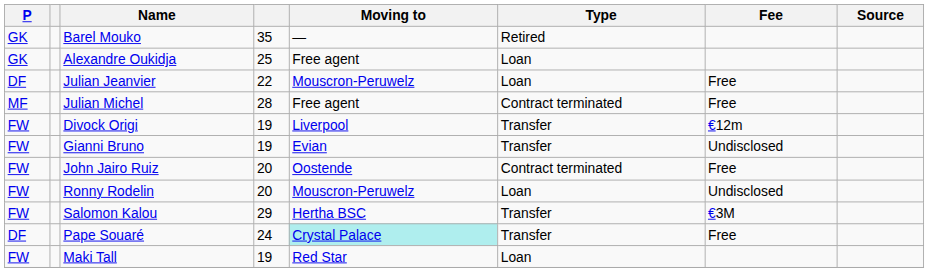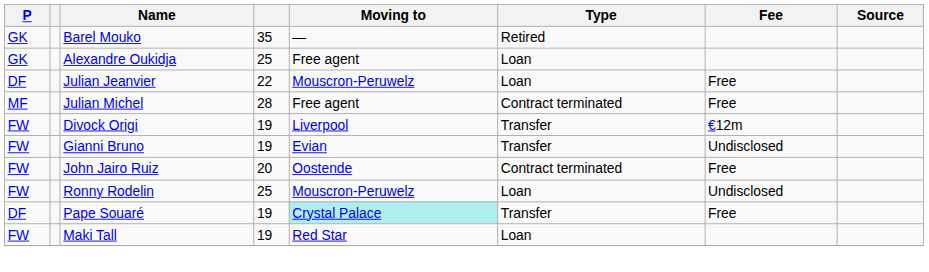(265, 191) 20 -> (265, 191) 25
- row: (110, 213)
(265, 235) 24 -> (265, 213) 19
